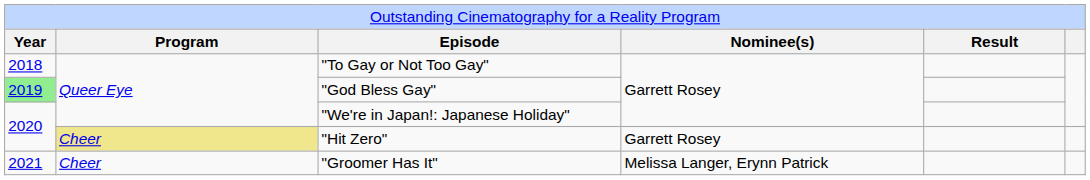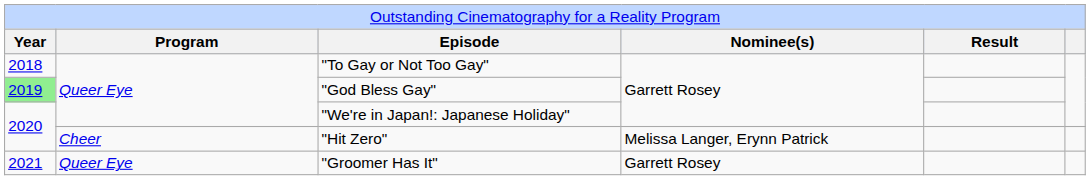(80, 139) khaki background -> (80, 139) no background
(672, 139) Garrett Rosey -> (726, 139) Melissa Langer, Erynn Patrick
(80, 163) Cheer -> (96, 163) Queer Eye
(726, 163) Melissa Langer, Erynn Patrick -> (672, 163) Garrett Rosey
